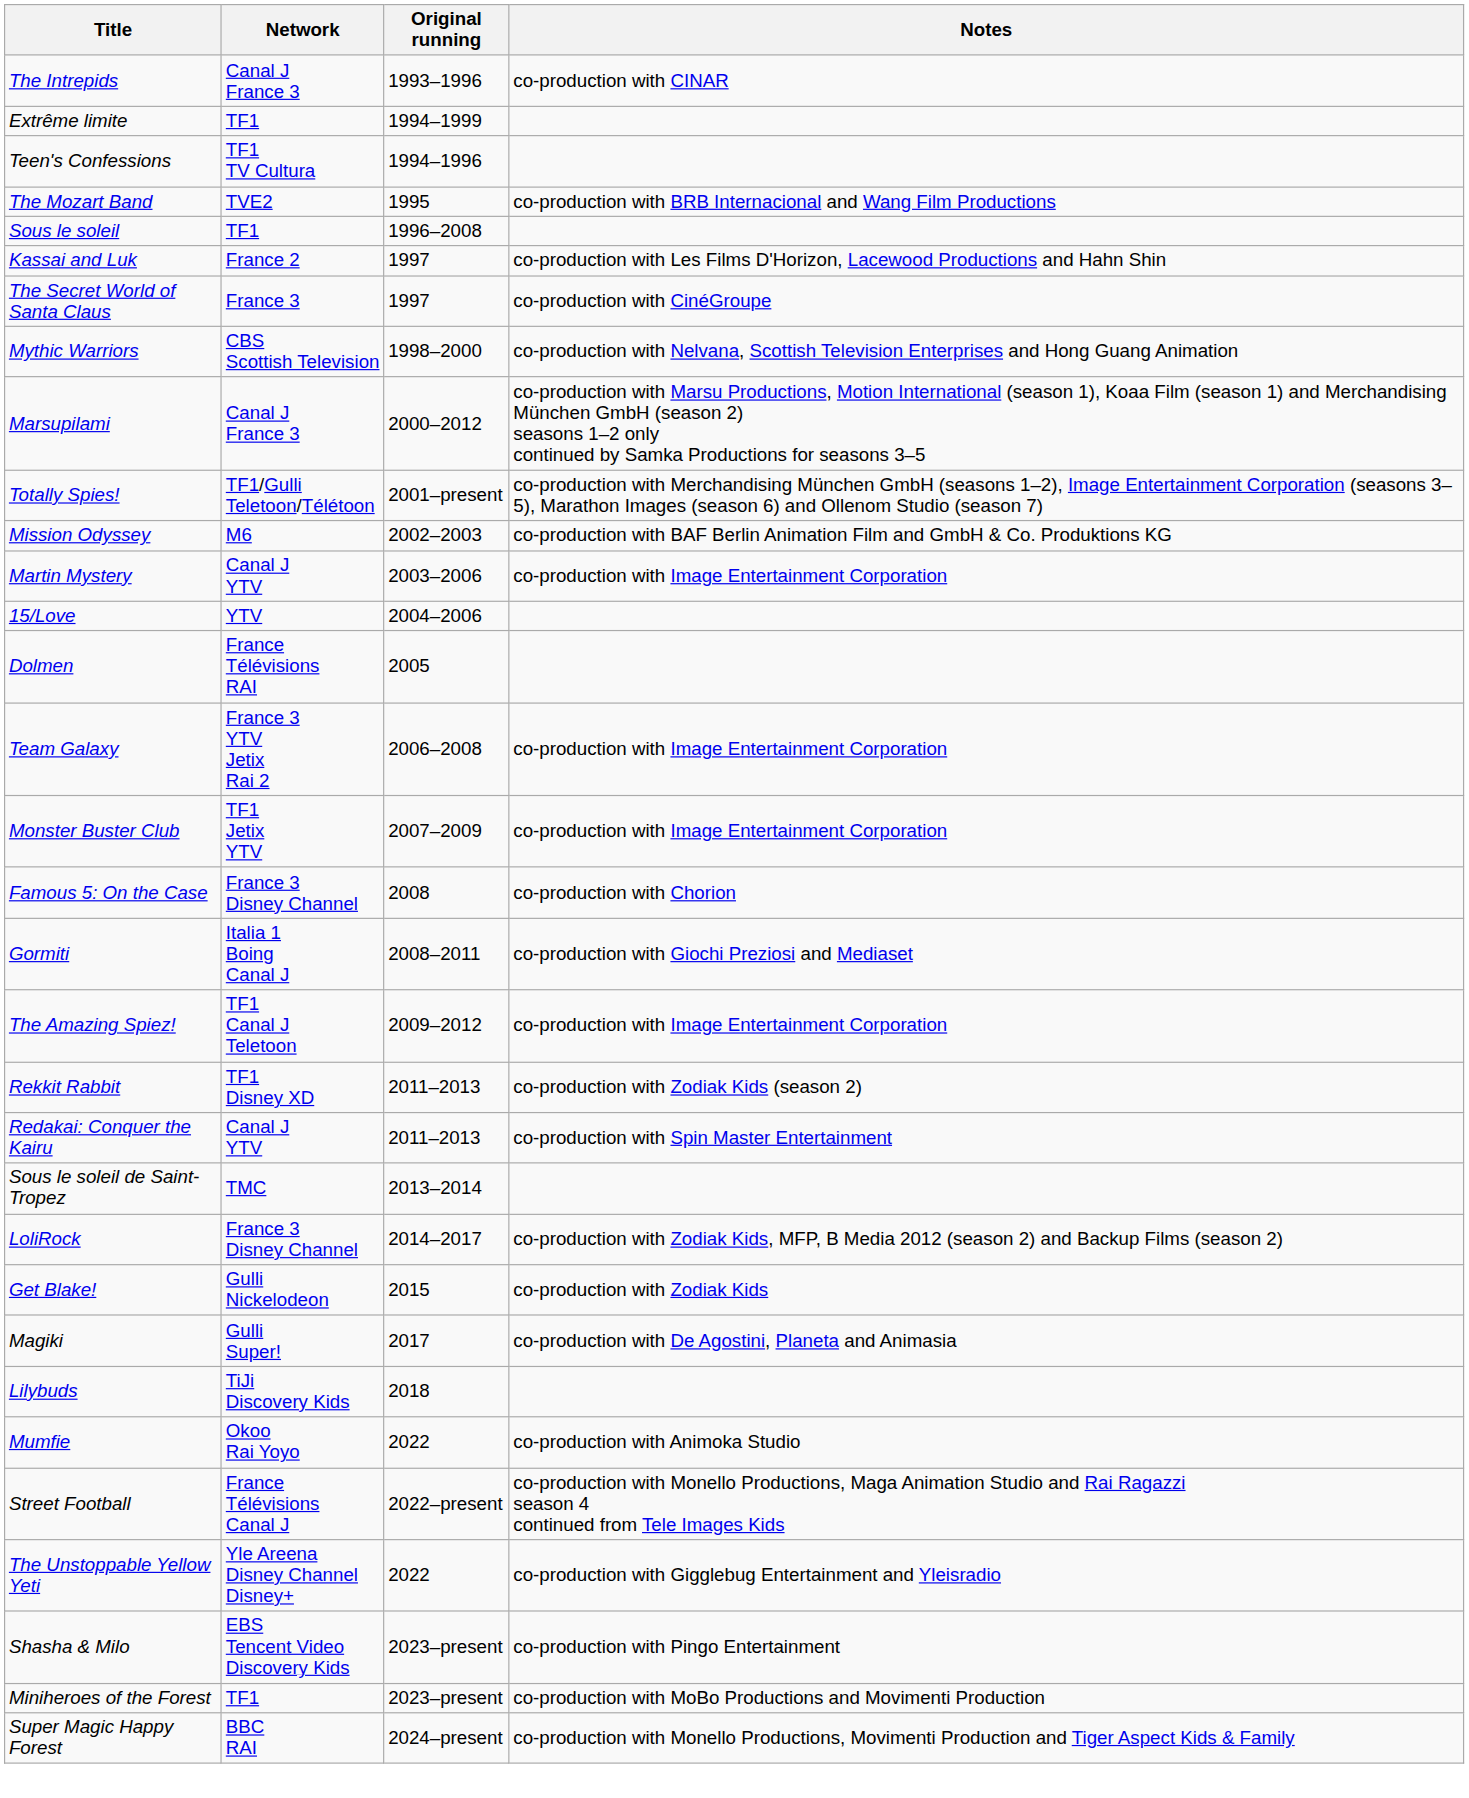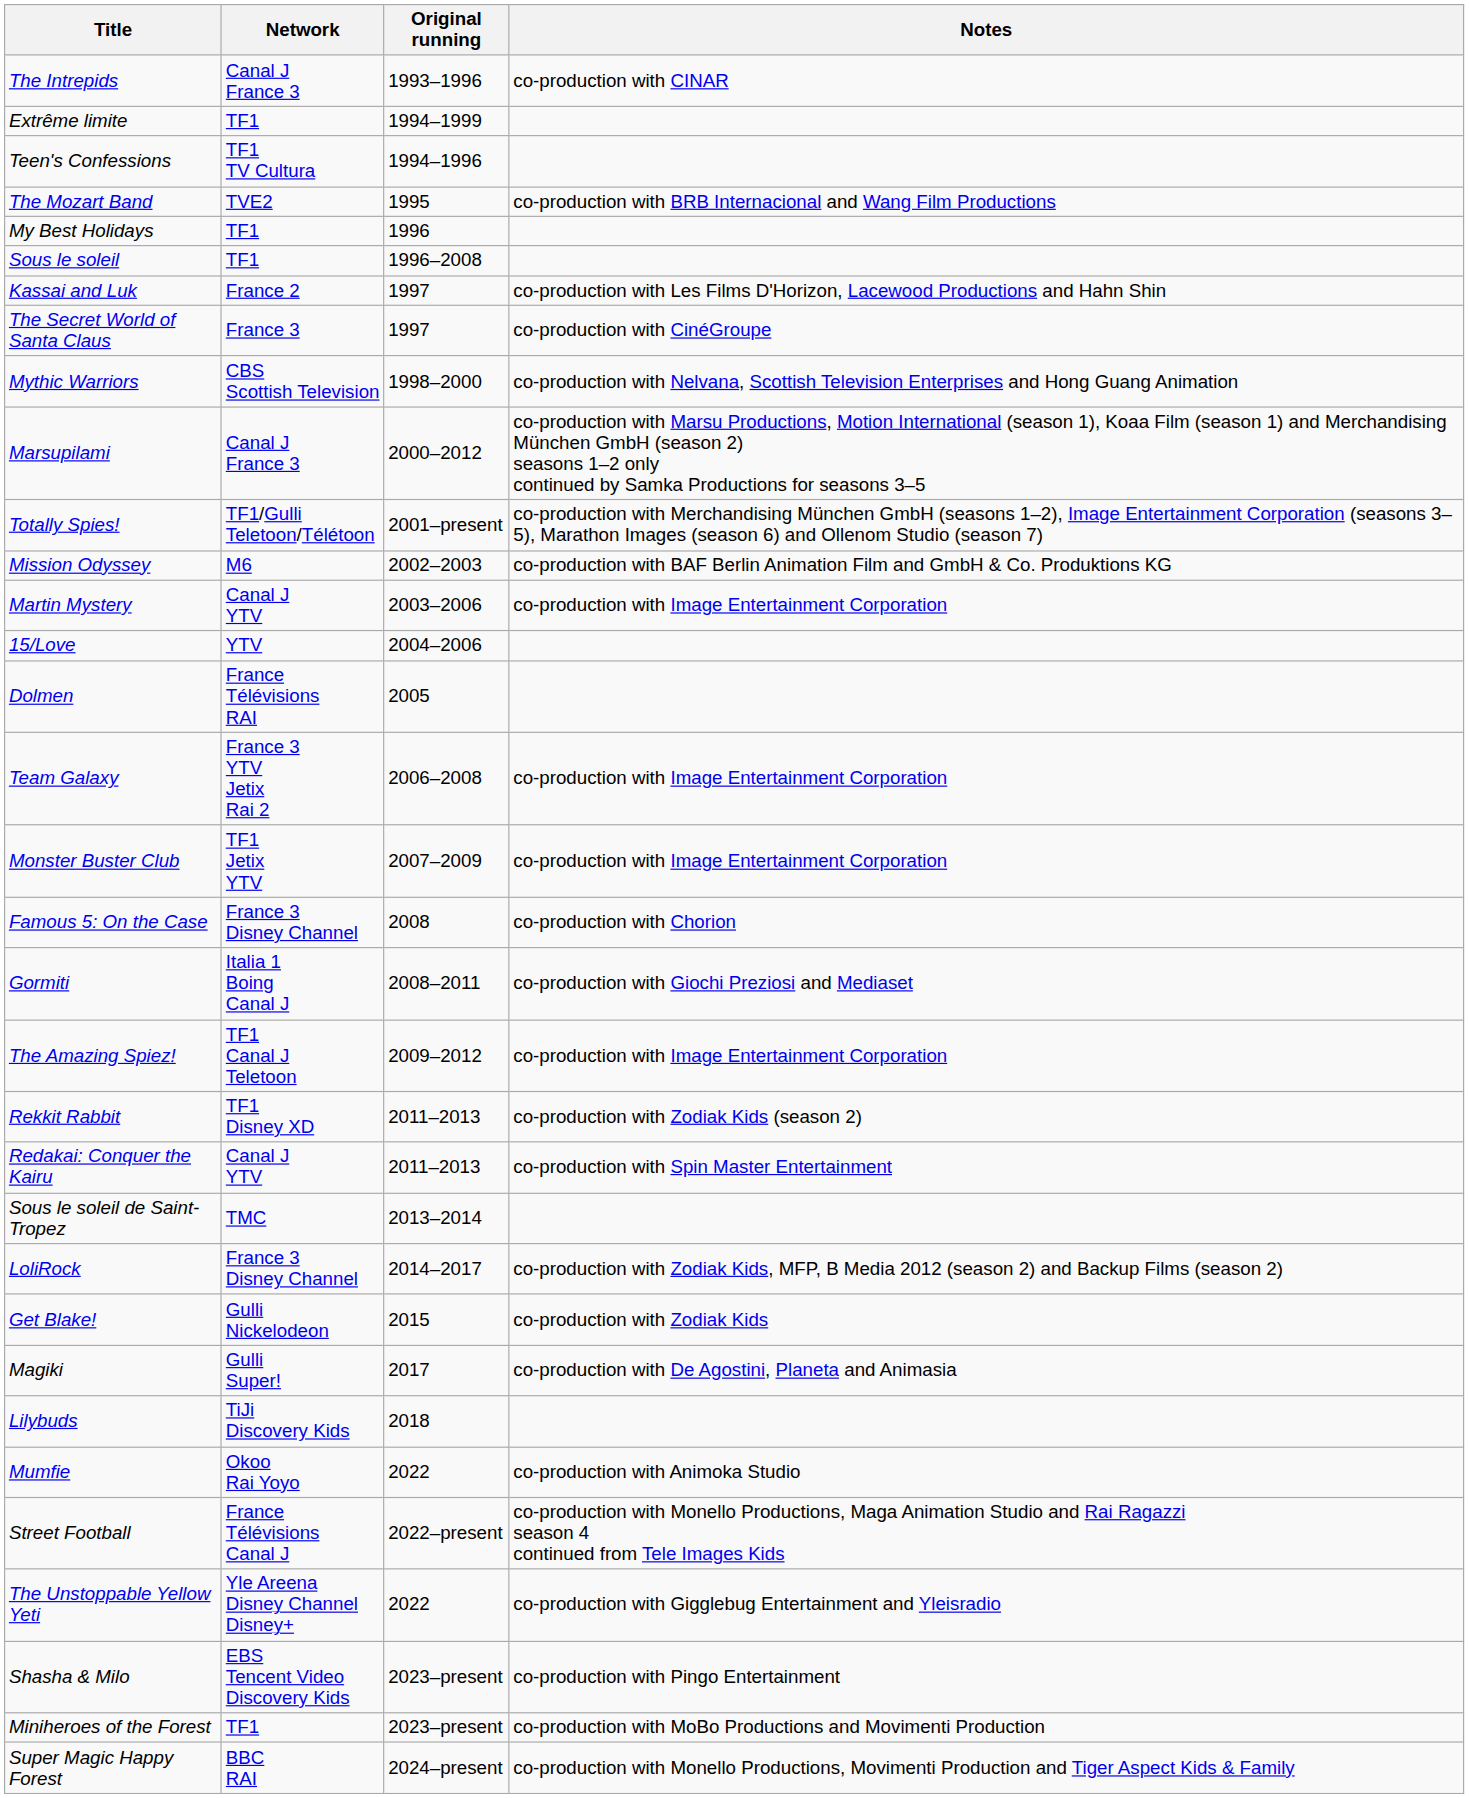+ row: (81, 230)
